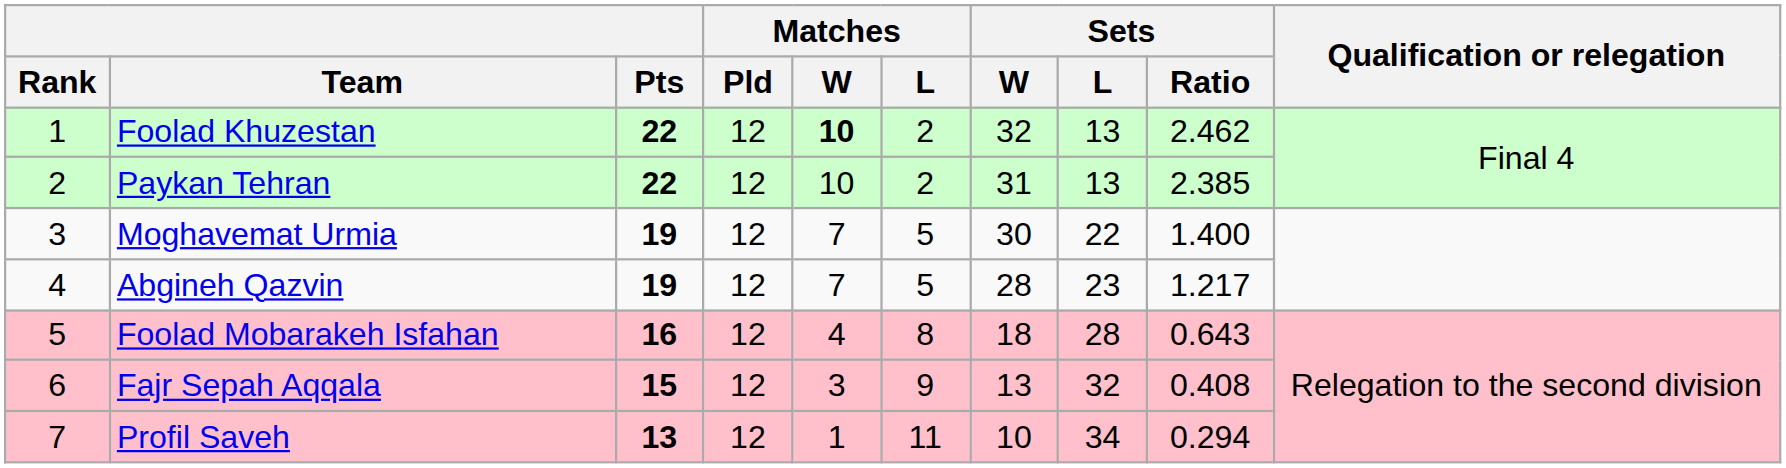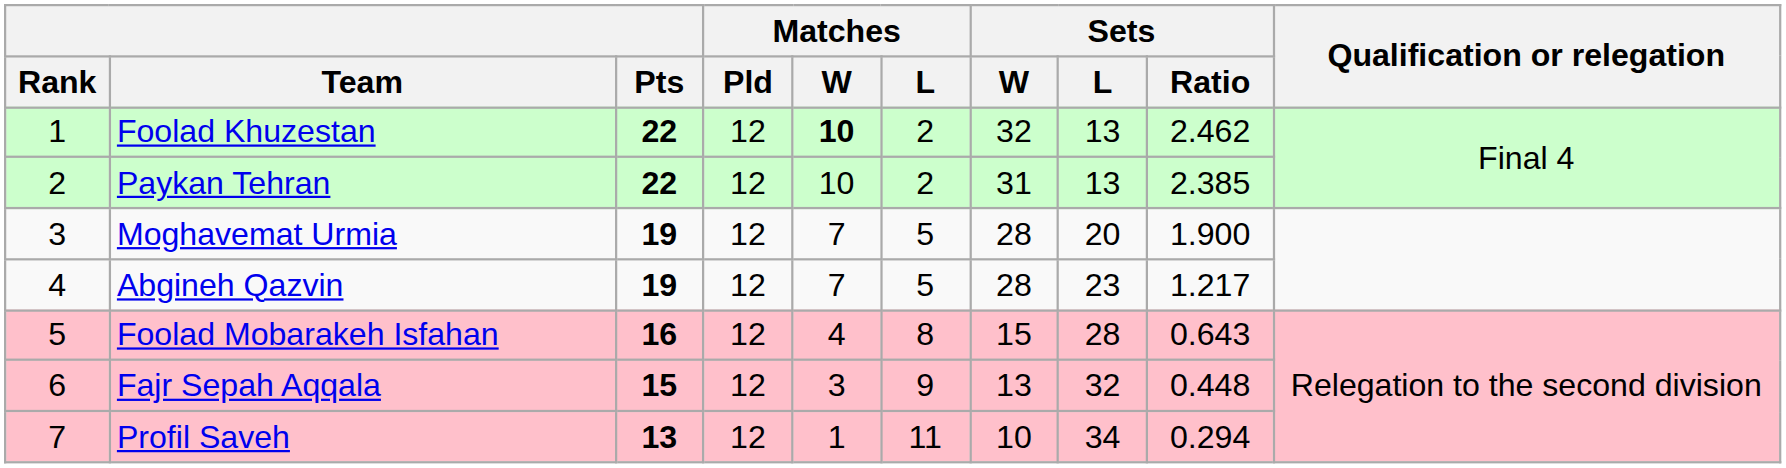(1014, 234) 30 -> (1014, 234) 28
(1103, 234) 22 -> (1103, 234) 20
(1210, 234) 1.400 -> (1210, 234) 1.900
(1014, 335) 18 -> (1014, 335) 15
(1210, 386) 0.408 -> (1210, 386) 0.448
